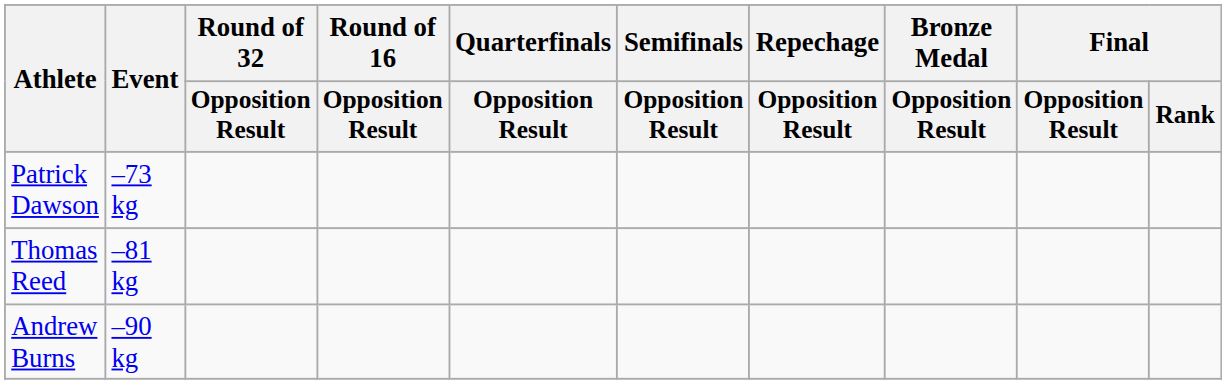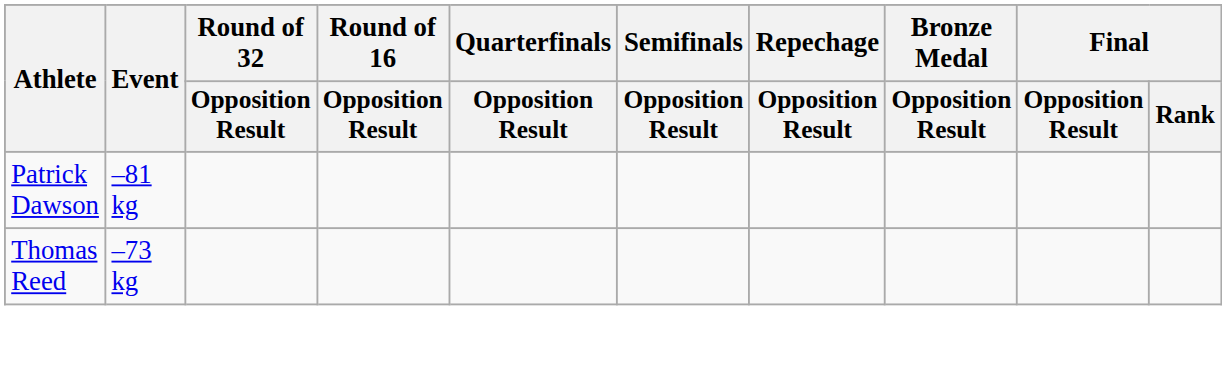(132, 190) –73 kg -> (132, 190) –81 kg
(132, 265) –81 kg -> (132, 265) –73 kg
- row: (54, 341)
